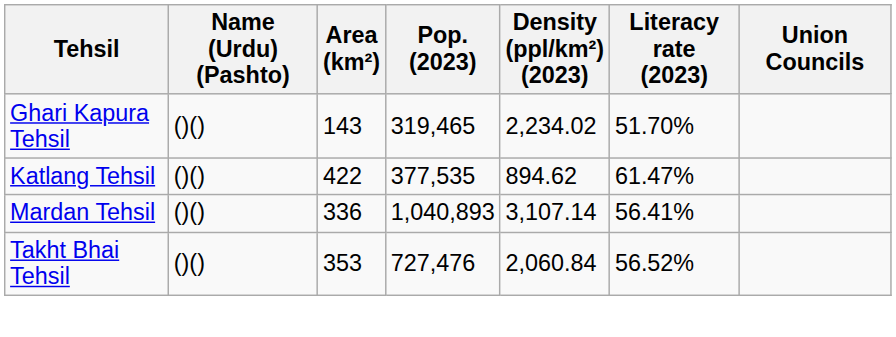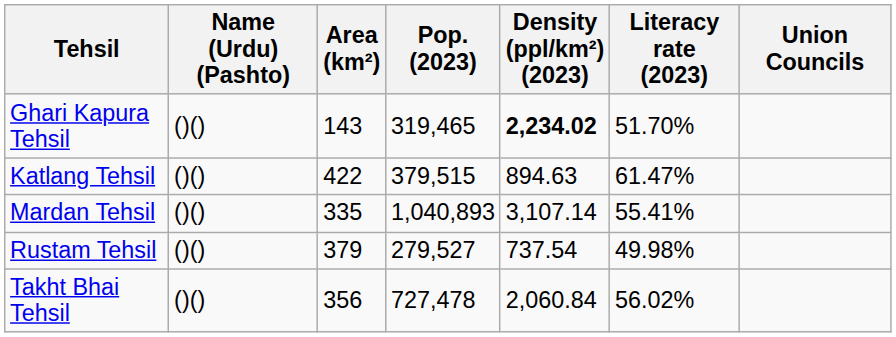(551, 125) normal -> (551, 125) bold
(433, 175) 377,535 -> (433, 175) 379,515
(541, 175) 894.62 -> (541, 175) 894.63
(342, 213) 336 -> (343, 213) 335
(655, 213) 56.41% -> (655, 213) 55.41%
+ row: (83, 250)
(342, 263) 353 -> (343, 300) 356
(433, 263) 727,476 -> (433, 300) 727,478
(655, 263) 56.52% -> (655, 300) 56.02%
